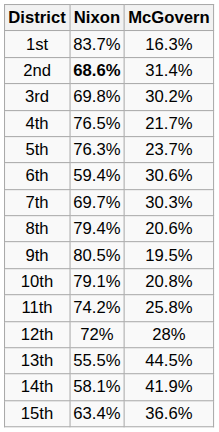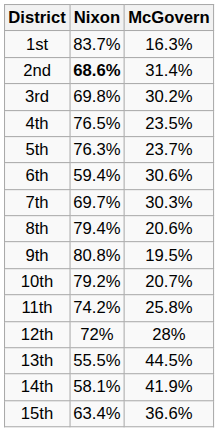(169, 123) 21.7% -> (169, 123) 23.5%
(97, 255) 80.5% -> (97, 255) 80.8%
(97, 281) 79.1% -> (97, 281) 79.2%
(169, 281) 20.8% -> (169, 281) 20.7%
